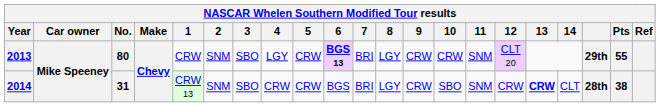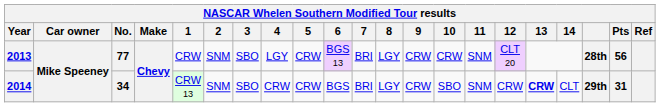(123, 56) 80 -> (123, 56) 77
(338, 56) bold -> (338, 55) normal
(596, 56) 29th -> (596, 56) 28th
(621, 56) 55 -> (621, 56) 56
(123, 87) 31 -> (123, 87) 34
(596, 87) 28th -> (596, 87) 29th
(621, 87) 38 -> (621, 87) 31
